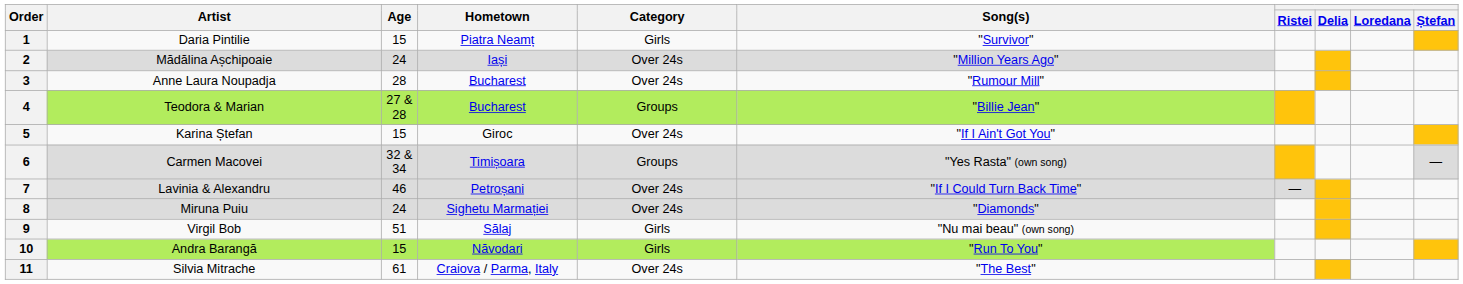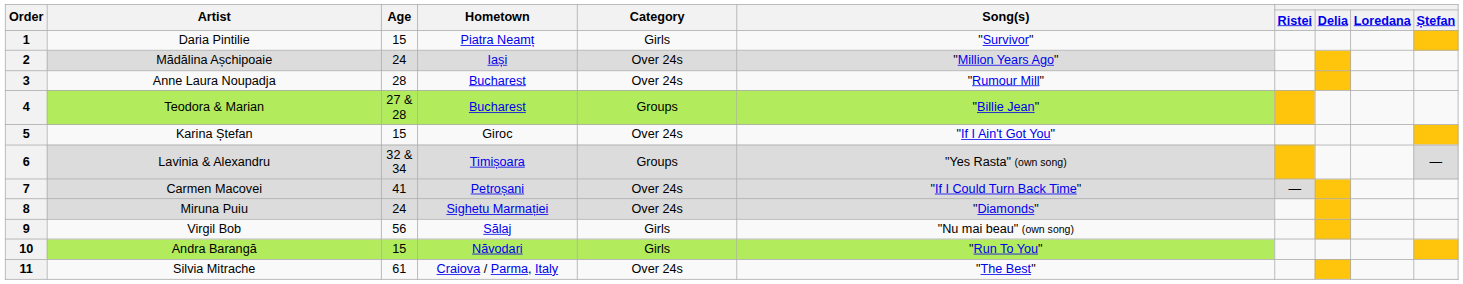(214, 161) Carmen Macovei -> (214, 161) Lavinia & Alexandru
(214, 189) Lavinia & Alexandru -> (214, 189) Carmen Macovei
(399, 189) 46 -> (399, 189) 41
(399, 229) 51 -> (399, 229) 56
